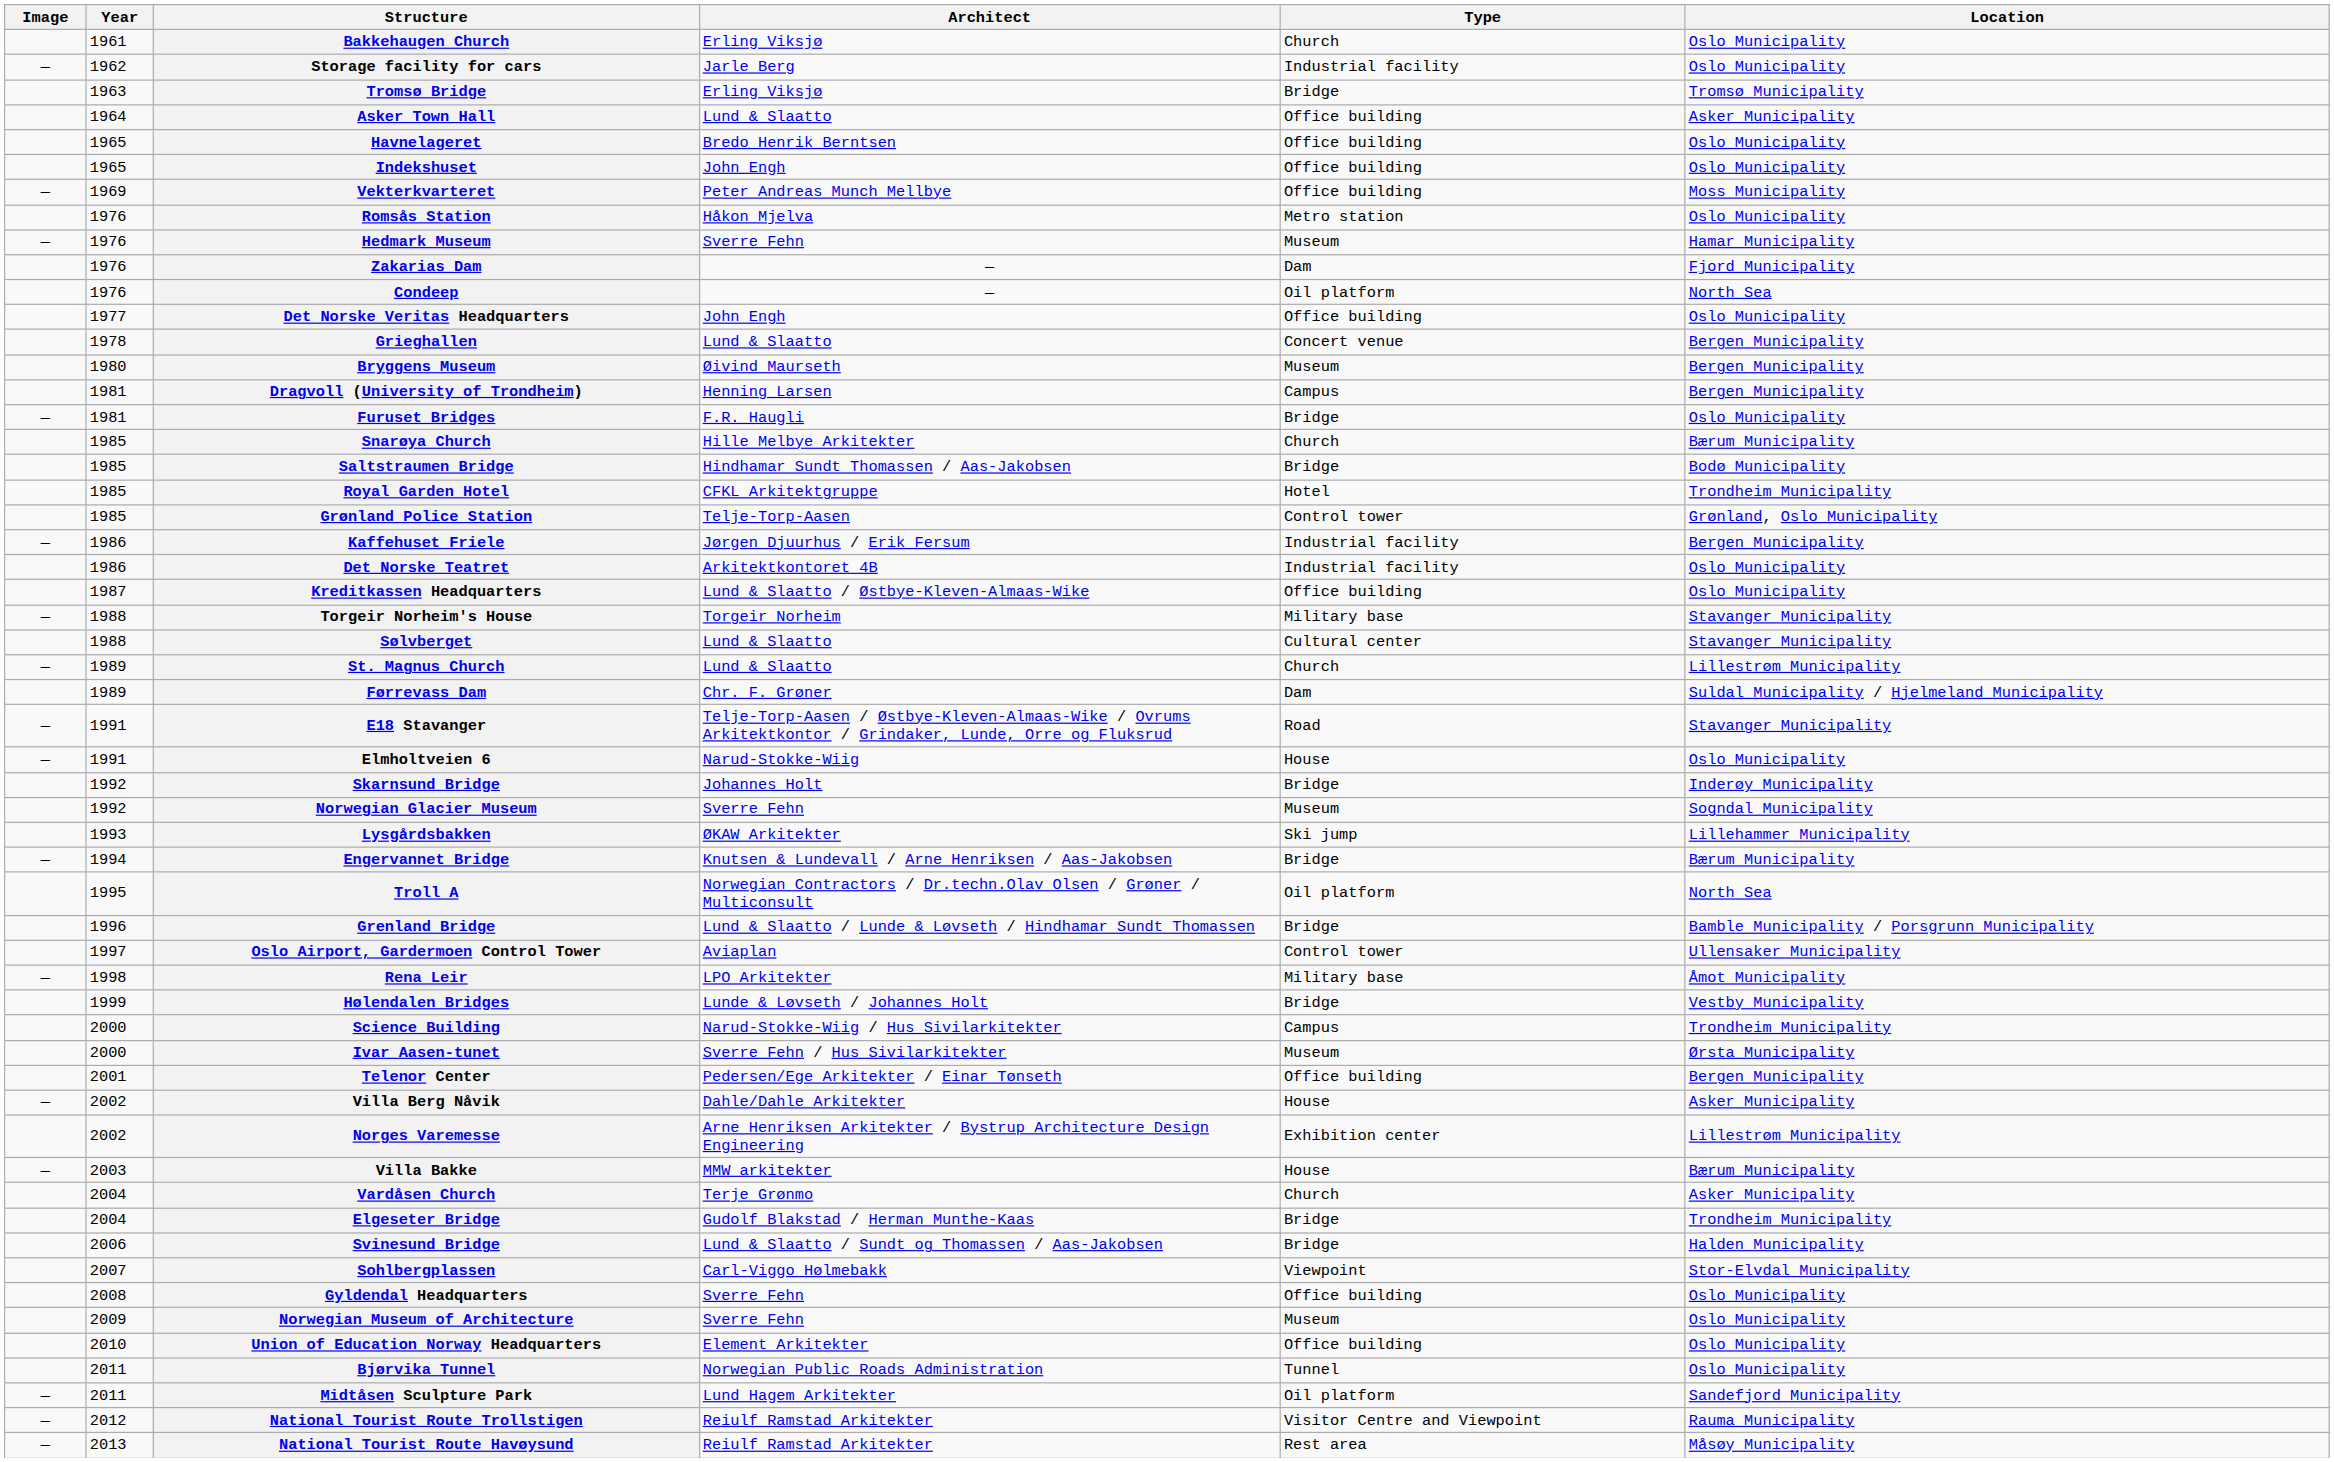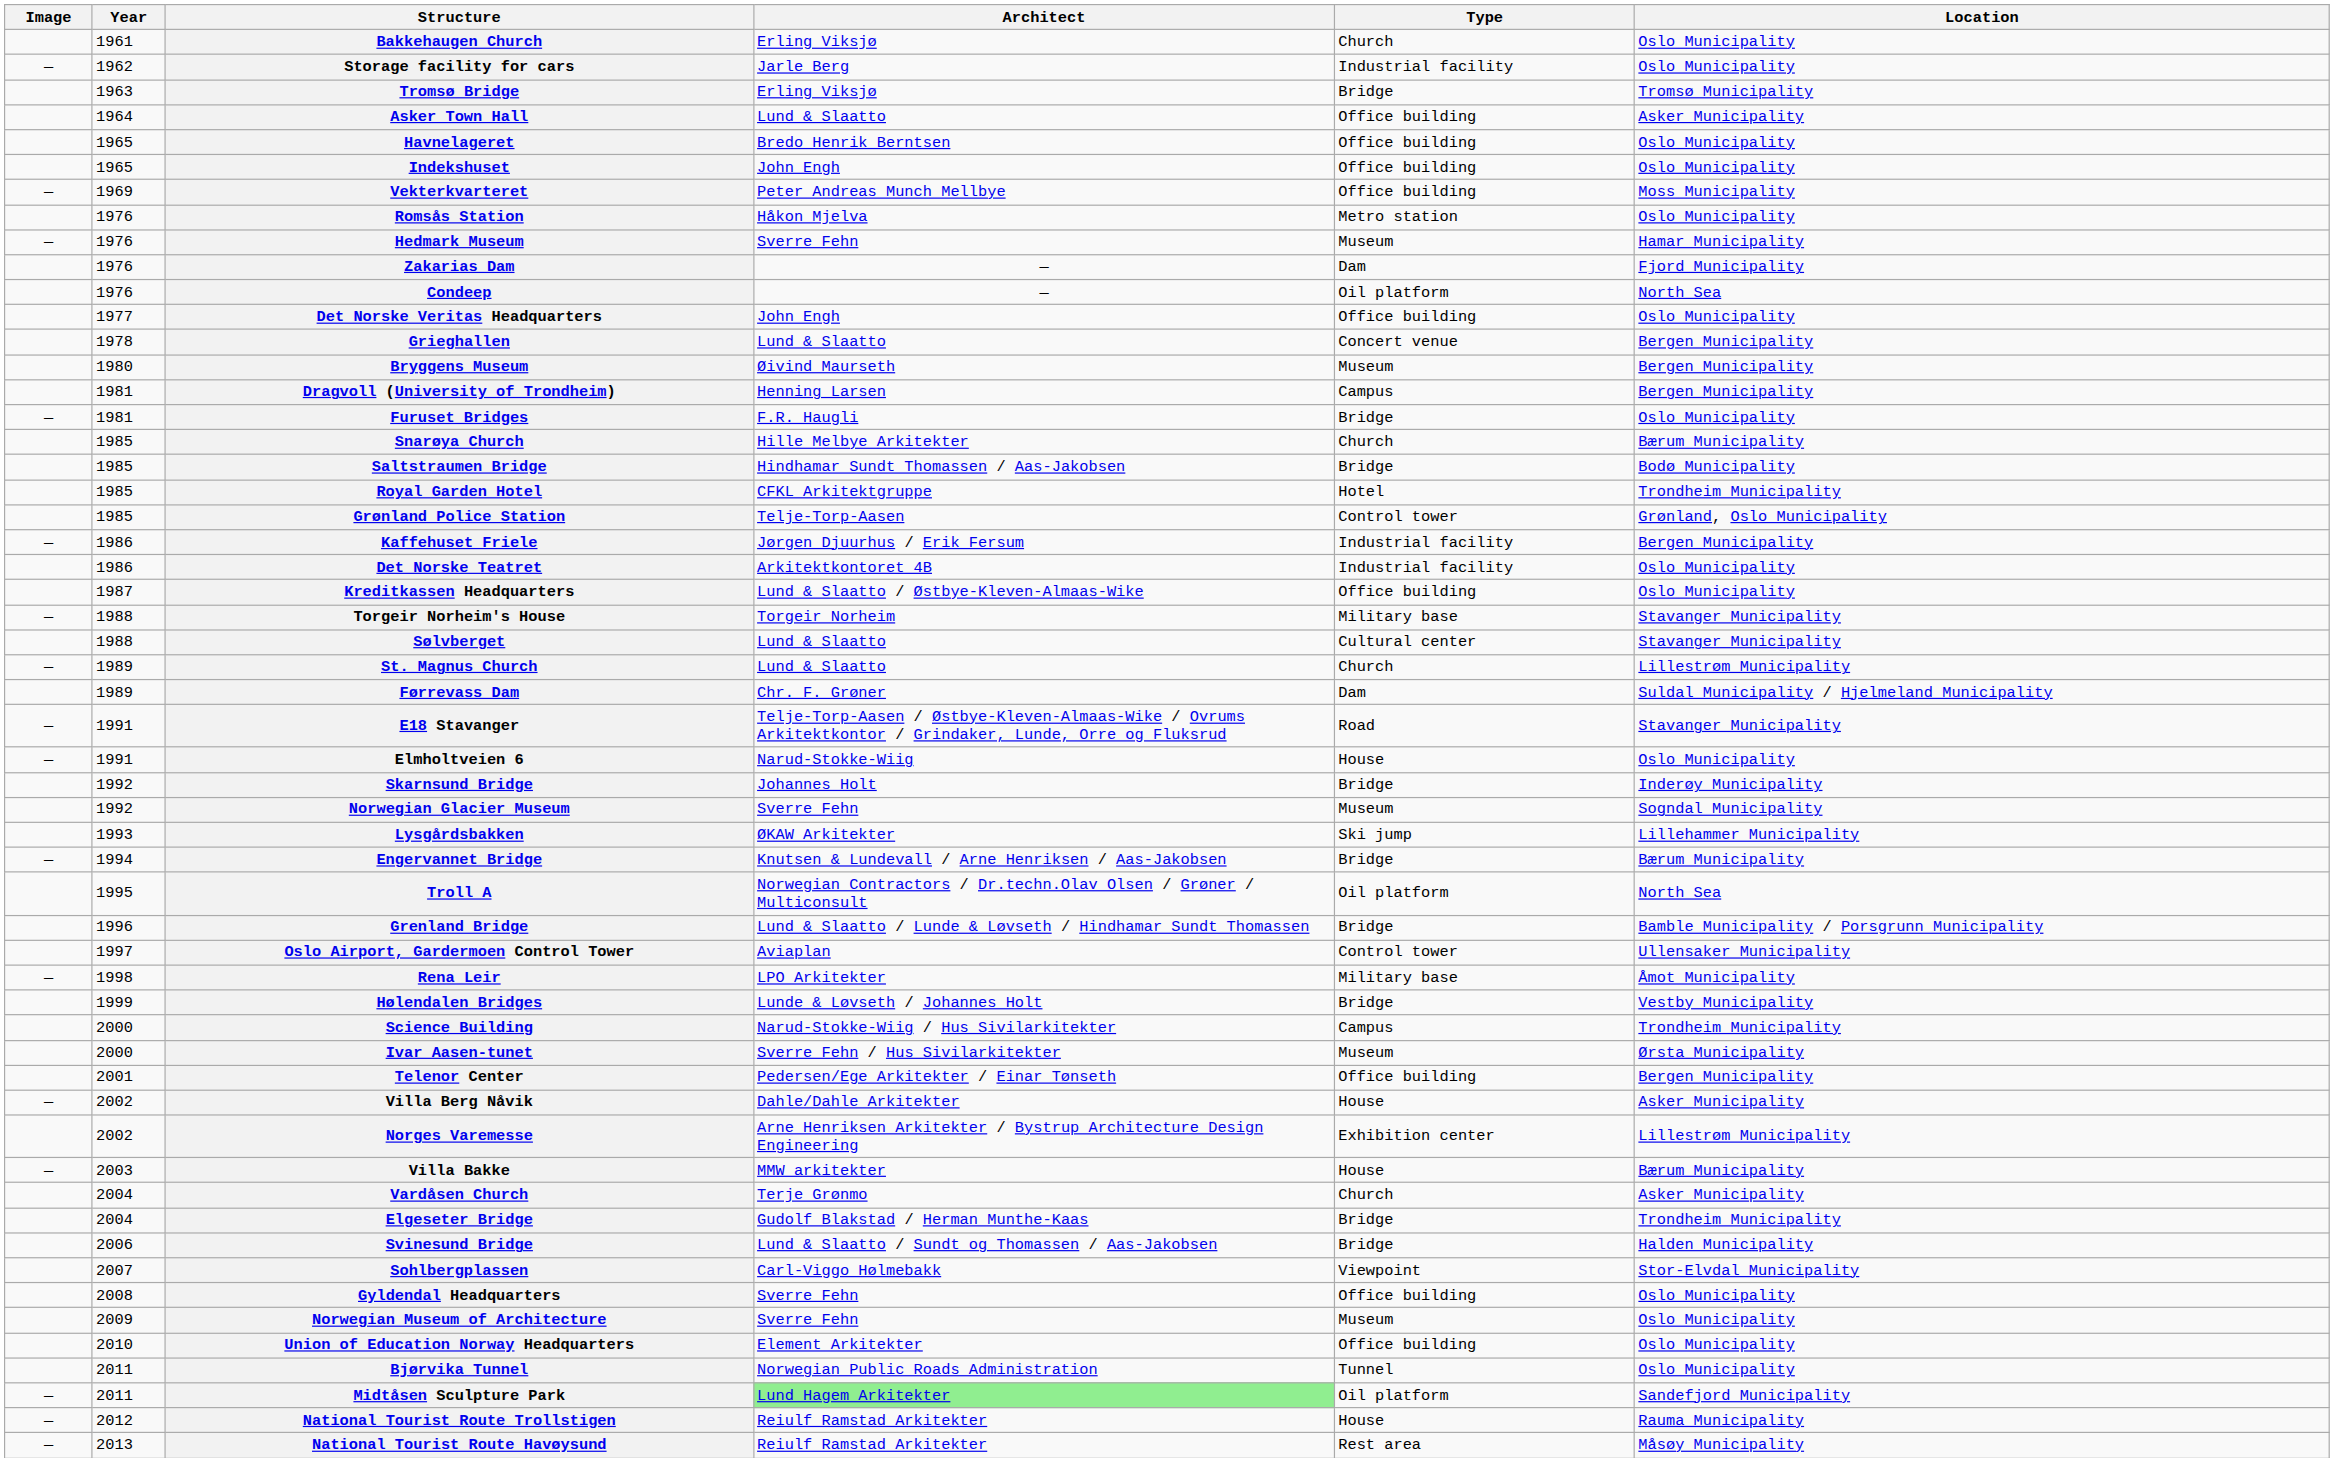(799, 1395) no background -> (854, 1395) lightgreen background
(1413, 1420) Visitor Centre and Viewpoint -> (1361, 1420) House
